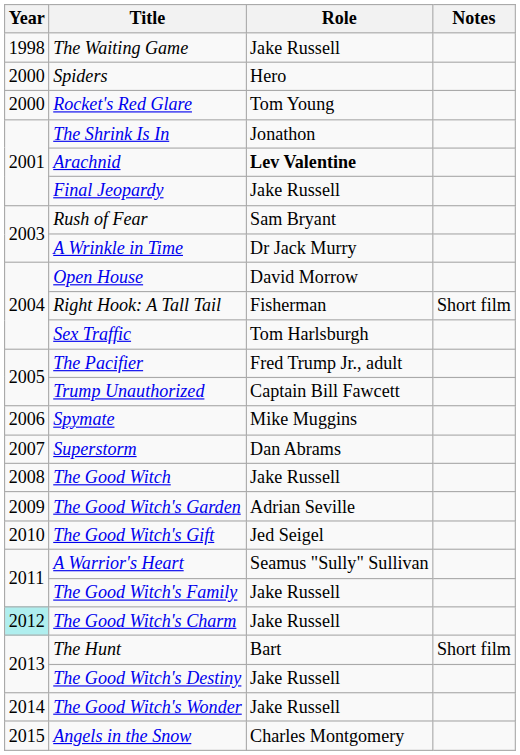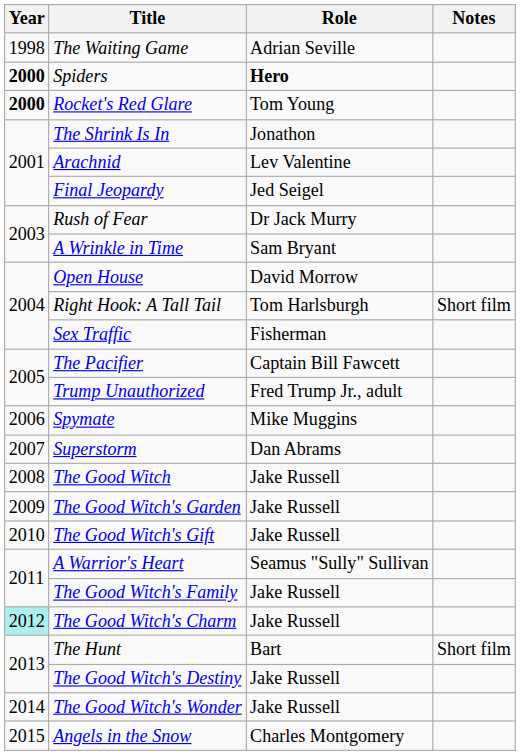(295, 47) Jake Russell -> (303, 47) Adrian Seville
(27, 76) normal -> (27, 76) bold
(268, 76) normal -> (269, 76) bold
(27, 104) normal -> (27, 104) bold
(303, 162) bold -> (300, 162) normal
(295, 190) Jake Russell -> (287, 190) Jed Seigel
(293, 219) Sam Bryant -> (303, 219) Dr Jack Murry
(303, 248) Dr Jack Murry -> (293, 248) Sam Bryant
(288, 305) Fisherman -> (309, 305) Tom Harlsburgh
(309, 334) Tom Harlsburgh -> (288, 334) Fisherman
(326, 362) Fred Trump Jr., adult -> (325, 362) Captain Bill Fawcett
(325, 391) Captain Bill Fawcett -> (326, 391) Fred Trump Jr., adult
(303, 506) Adrian Seville -> (295, 506) Jake Russell
(287, 534) Jed Seigel -> (295, 534) Jake Russell
